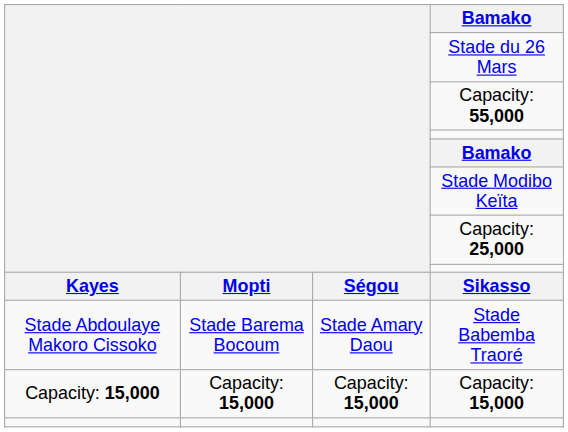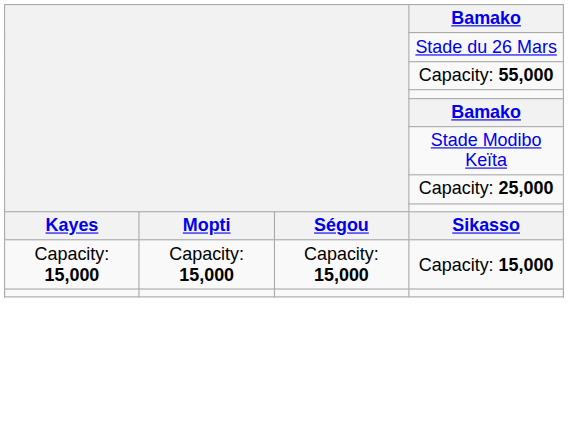- row: (92, 334)
